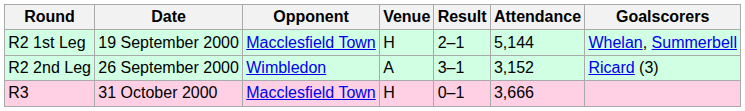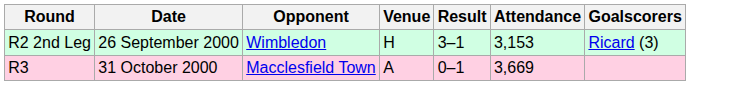- row: (47, 42)
(388, 67) A -> (389, 42) H
(514, 67) 3,152 -> (514, 42) 3,153
(389, 93) H -> (388, 67) A
(514, 93) 3,666 -> (514, 67) 3,669
